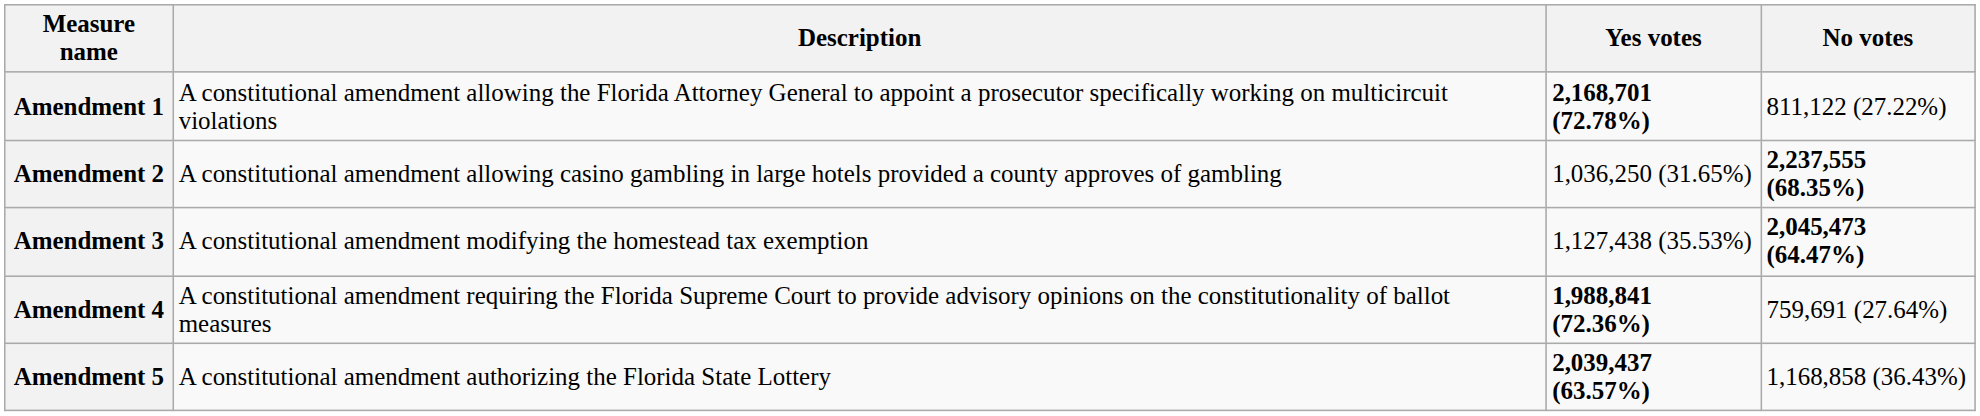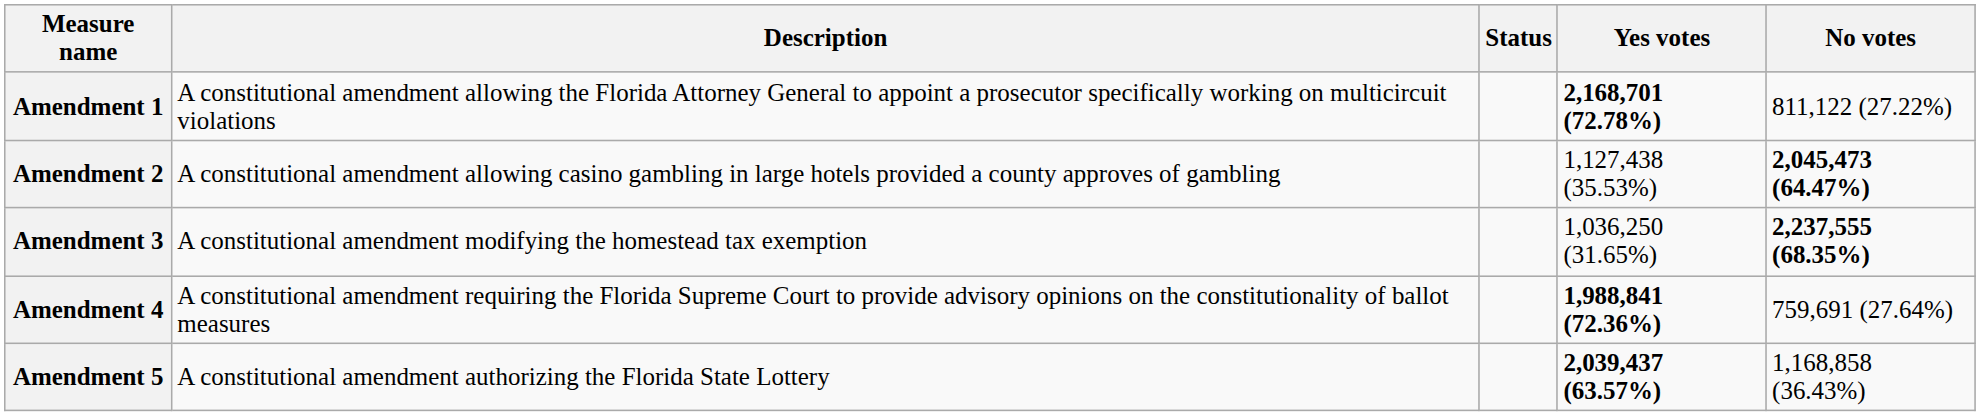+ column: (1519, 38)
(1652, 173) 1,036,250 (31.65%) -> (1613, 173) 1,127,438 (35.53%)
(1816, 173) 2,237,555 (68.35%) -> (1822, 173) 2,045,473 (64.47%)
(1652, 241) 1,127,438 (35.53%) -> (1613, 241) 1,036,250 (31.65%)
(1816, 241) 2,045,473 (64.47%) -> (1822, 241) 2,237,555 (68.35%)
